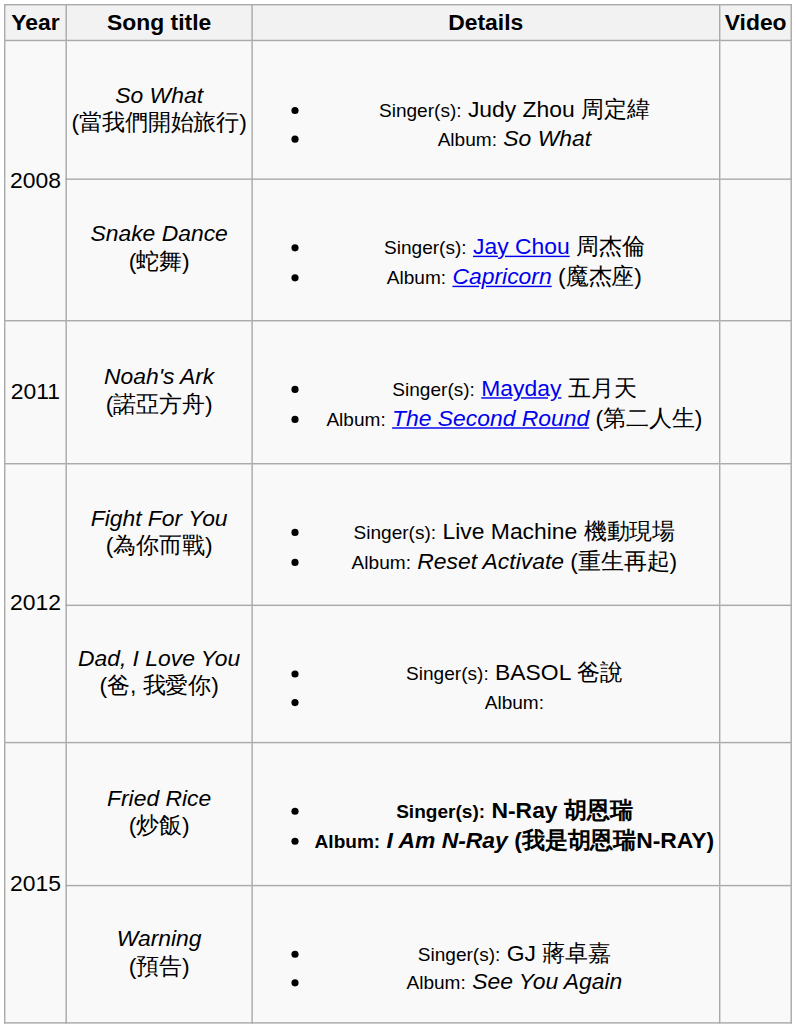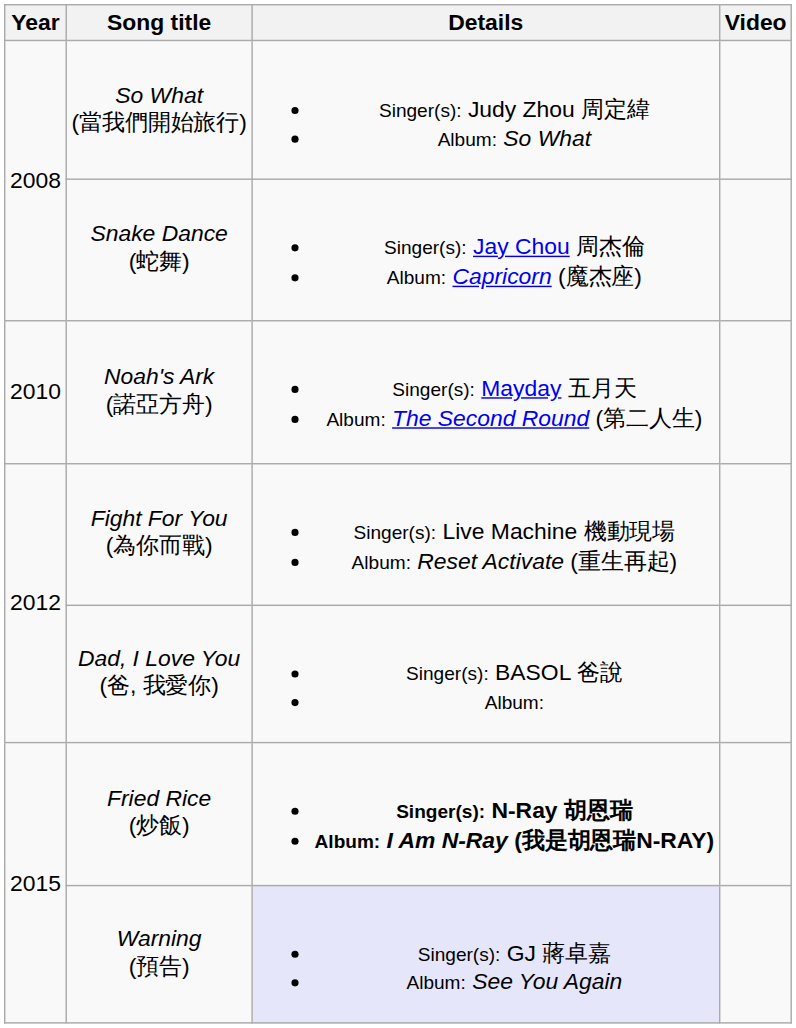(35, 391) 2011 -> (35, 391) 2010
(486, 967) no background -> (486, 967) lavender background
